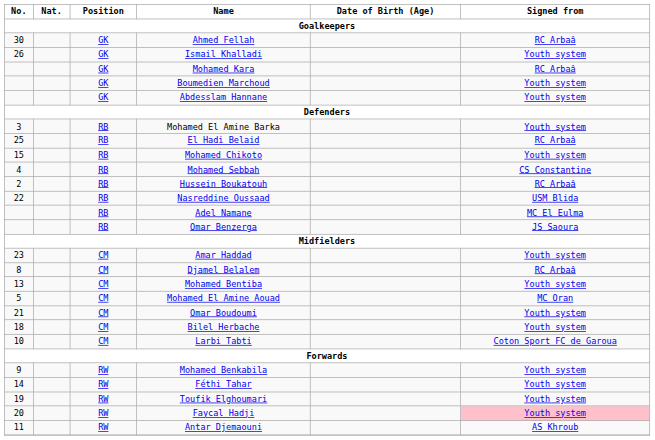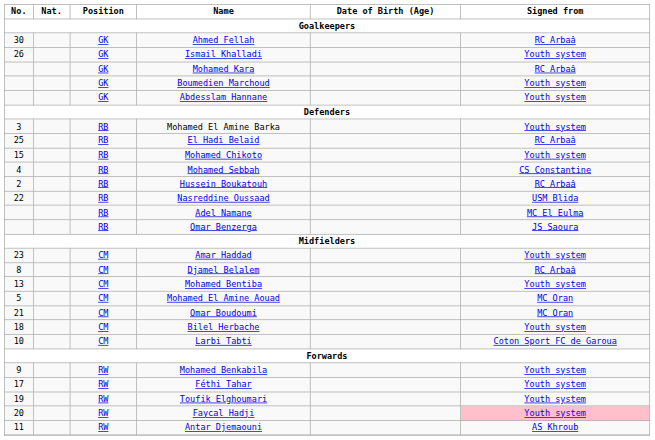(555, 313) Youth system -> (555, 313) MC Oran
(19, 384) 14 -> (19, 384) 17
